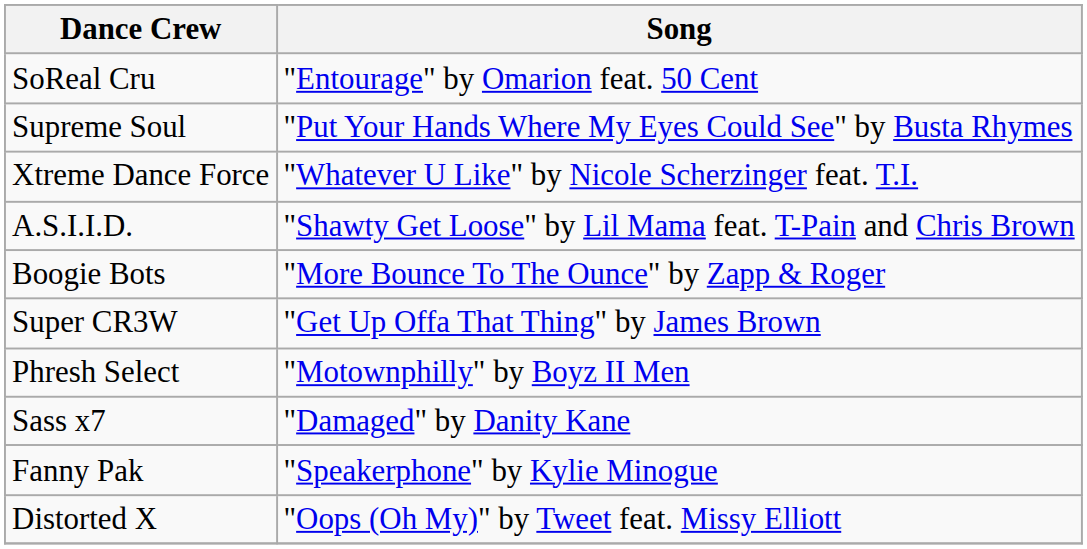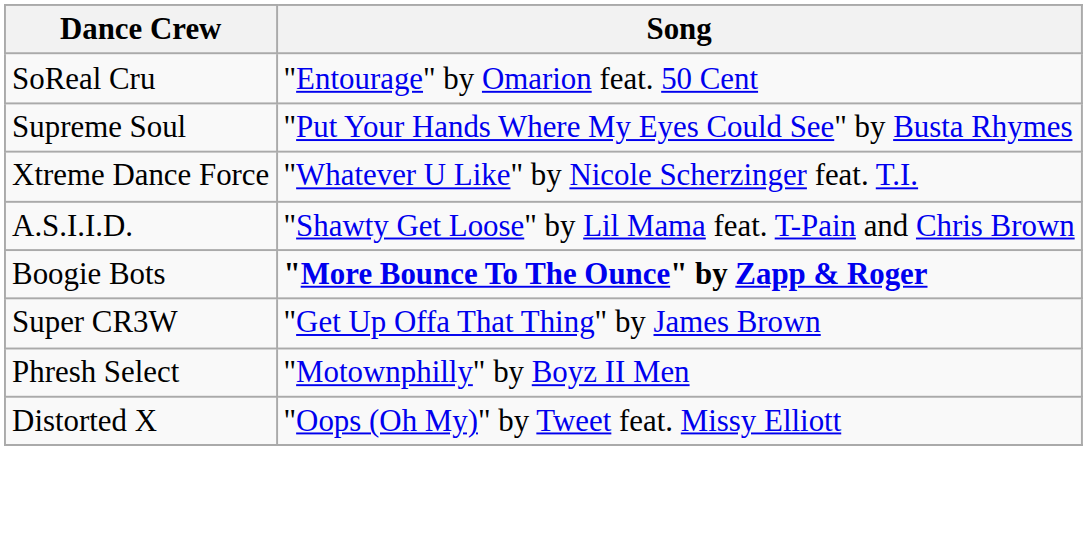(584, 273) normal -> (606, 273) bold
- row: (59, 420)
- row: (78, 469)
